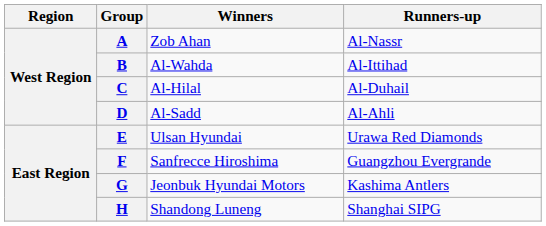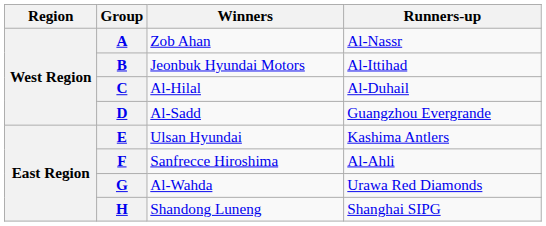(181, 64) Al-Wahda -> (228, 64) Jeonbuk Hyundai Motors
(371, 112) Al-Ahli -> (419, 112) Guangzhou Evergrande
(415, 137) Urawa Red Diamonds -> (398, 137) Kashima Antlers
(419, 161) Guangzhou Evergrande -> (371, 161) Al-Ahli
(228, 185) Jeonbuk Hyundai Motors -> (181, 185) Al-Wahda
(398, 185) Kashima Antlers -> (415, 185) Urawa Red Diamonds
